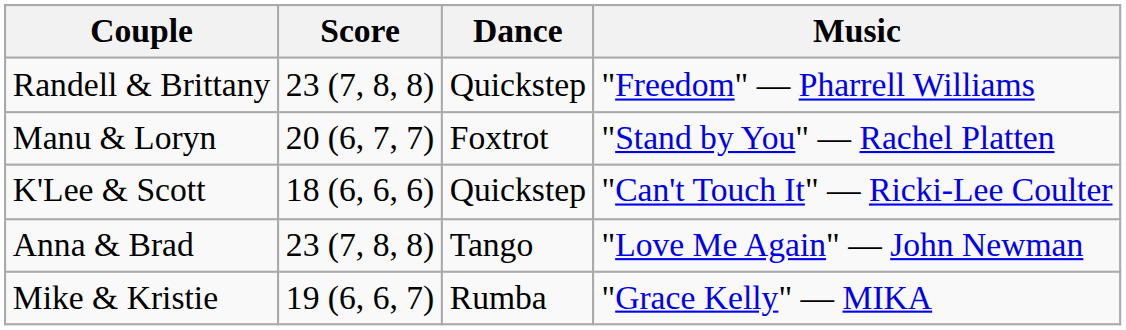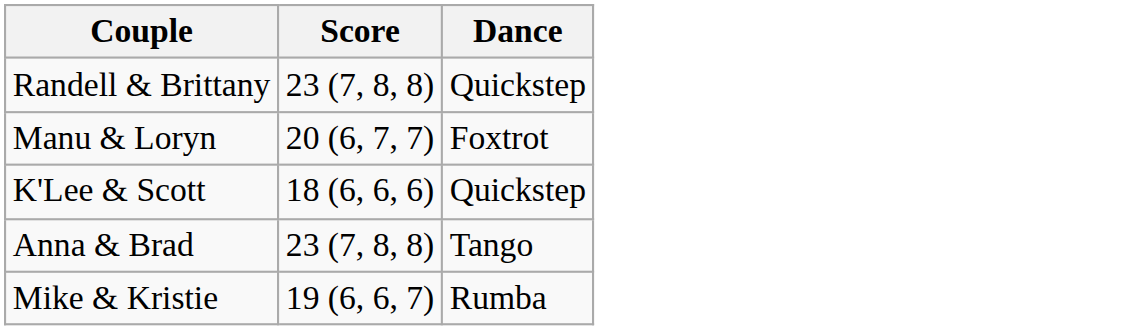- column: (857, 31)
